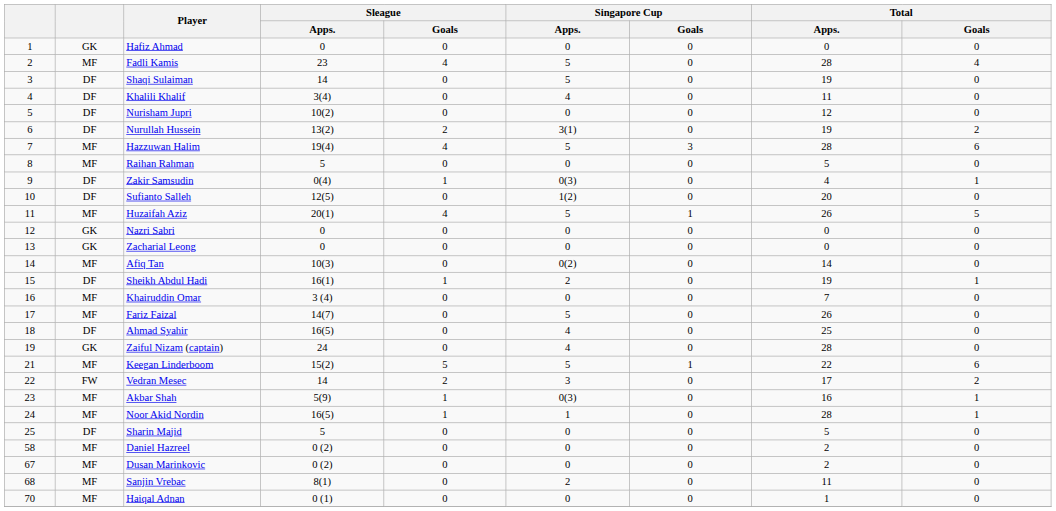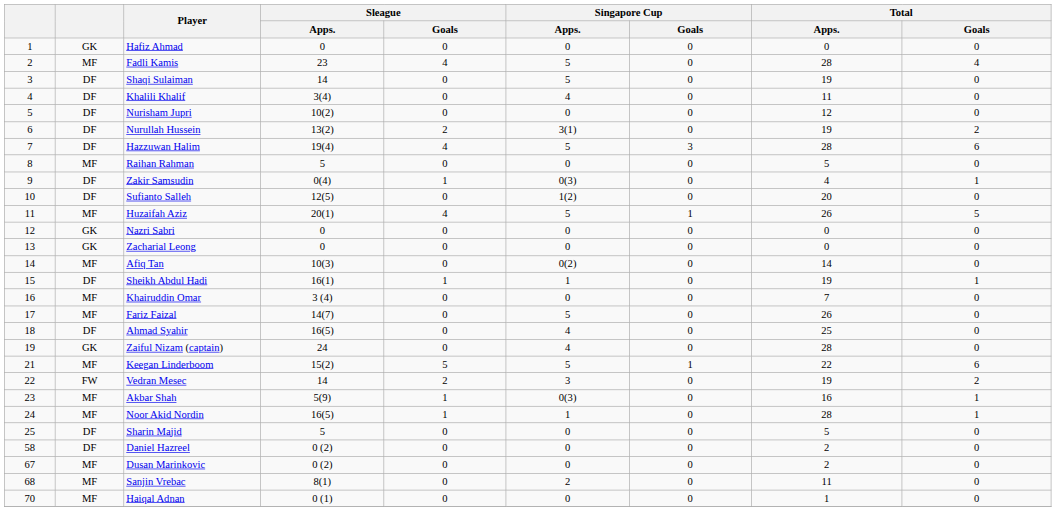(90, 146) MF -> (90, 146) DF
(568, 280) 2 -> (568, 280) 1
(827, 381) 17 -> (827, 381) 19
(90, 448) MF -> (90, 448) DF
